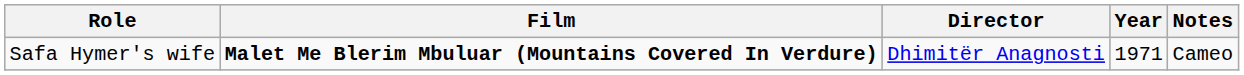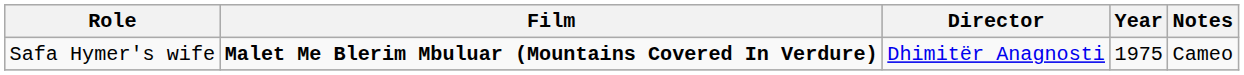(1139, 54) 1971 -> (1139, 54) 1975
